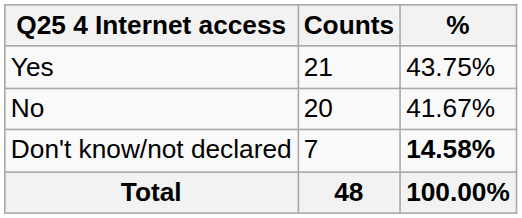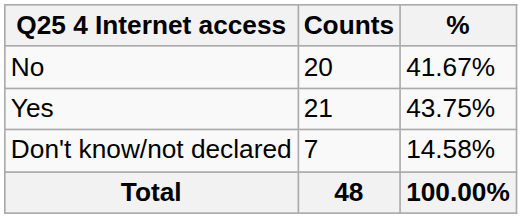rows swapped: (28, 108) <-> (32, 66)
(451, 150) bold -> (451, 150) normal
